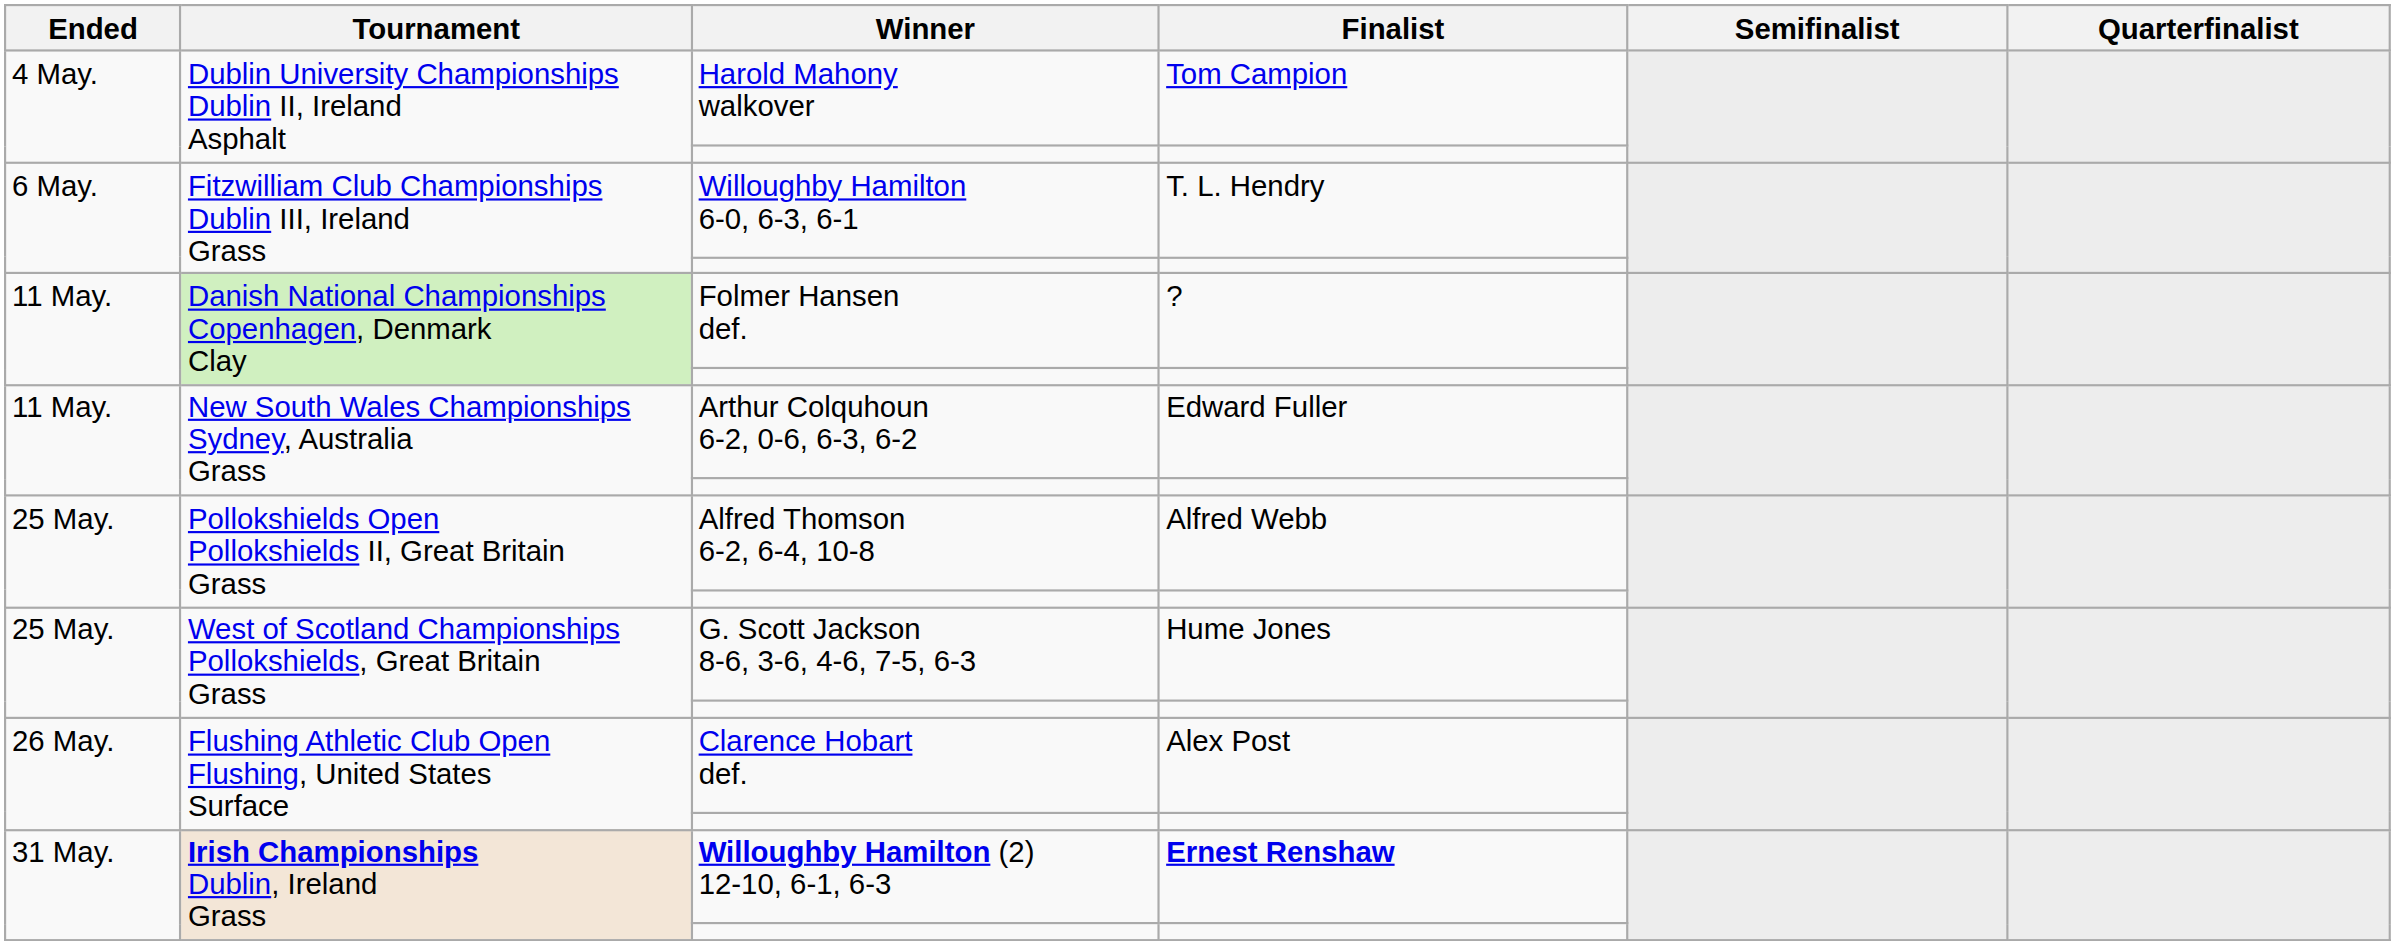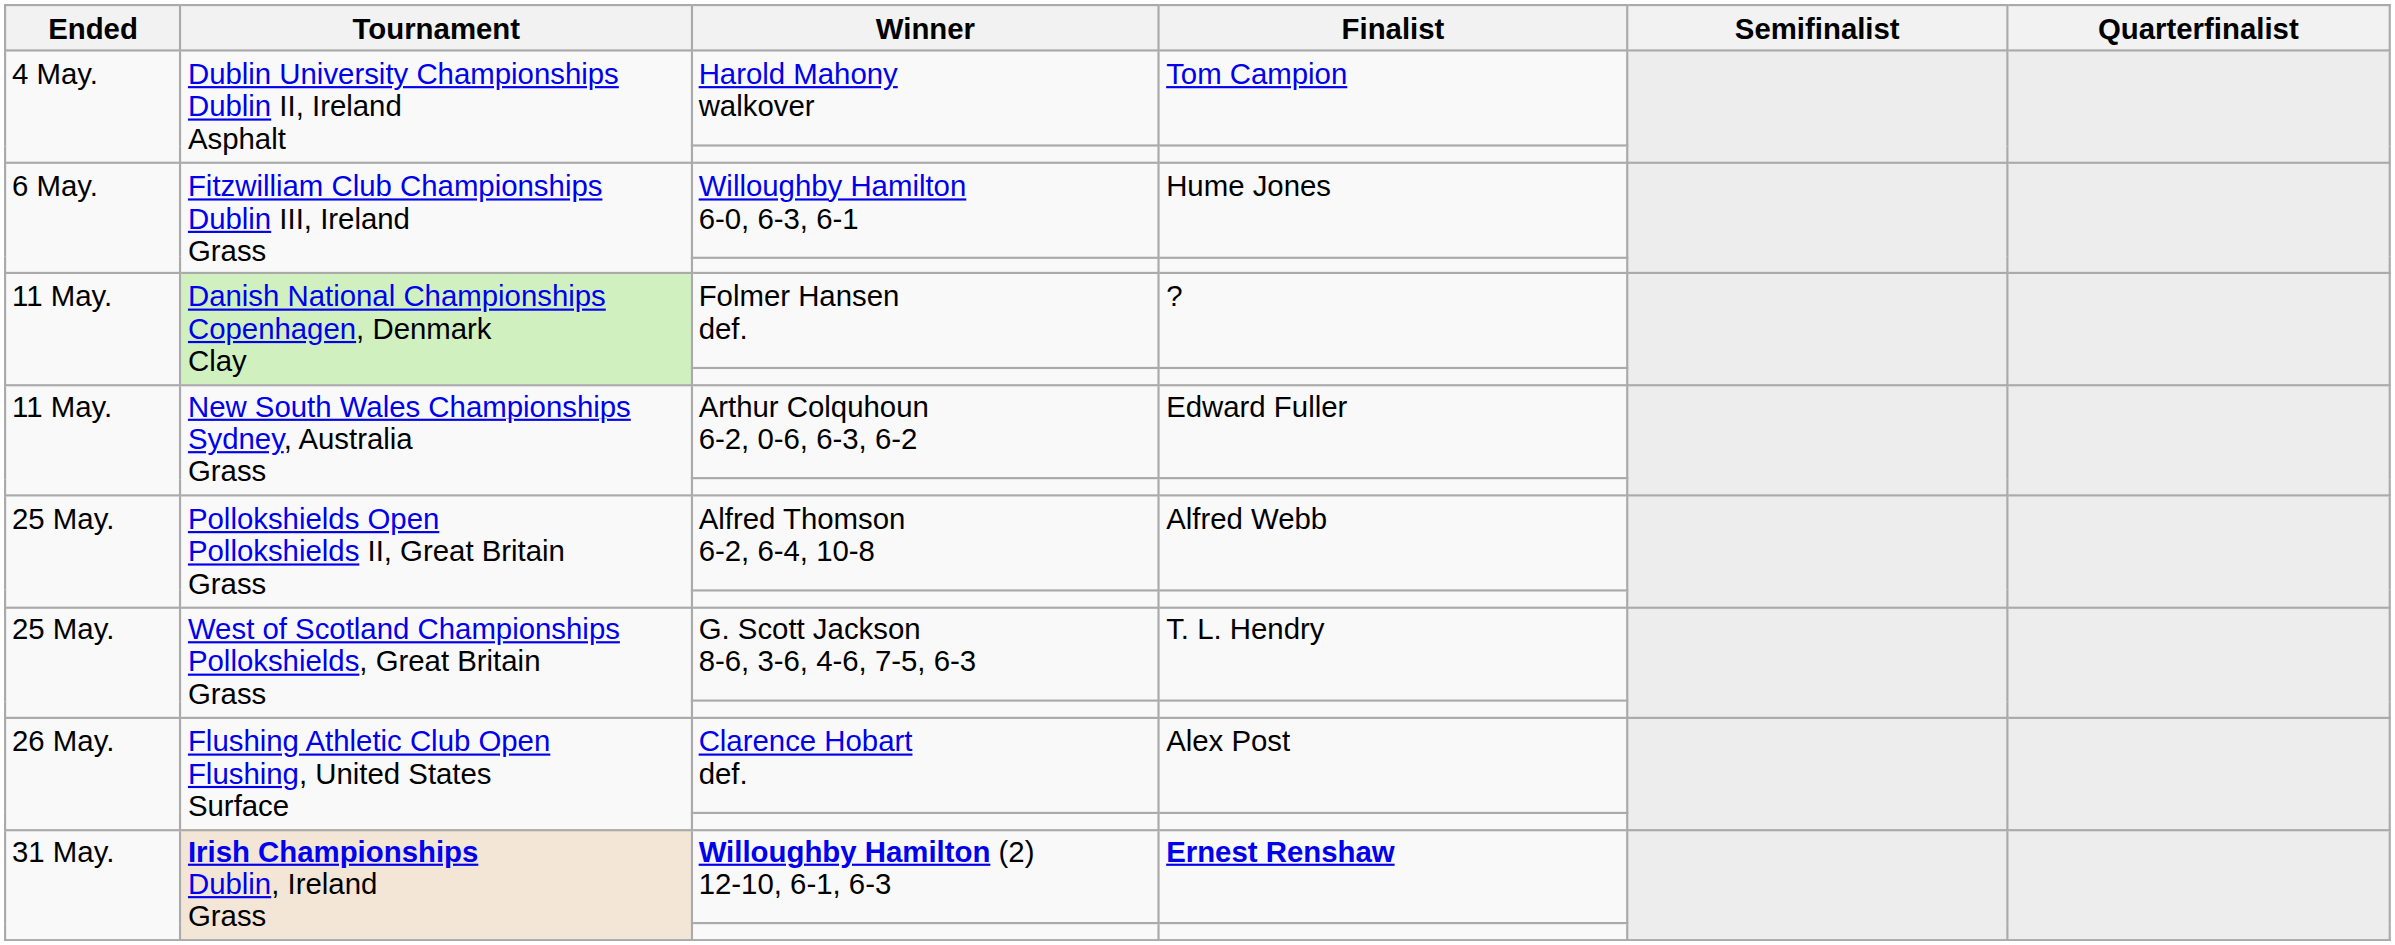(1245, 185) T. L. Hendry -> (1249, 185) Hume Jones
(1249, 630) Hume Jones -> (1245, 630) T. L. Hendry
